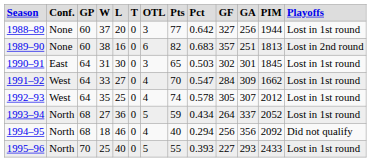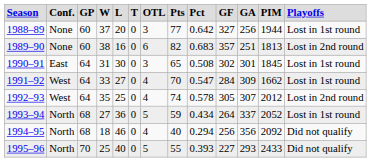(202, 64) 0.503 -> (202, 64) 0.508
(324, 98) Lost in 1st round -> (325, 98) Lost in 2nd round
(324, 149) Lost in 1st round -> (320, 149) Did not qualify
